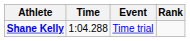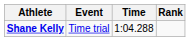columns swapped: (133, 13) <-> (88, 13)
